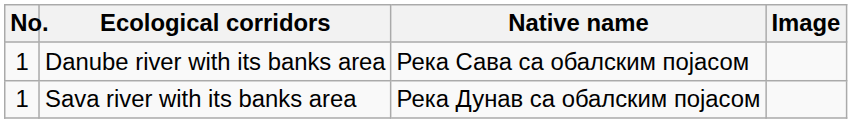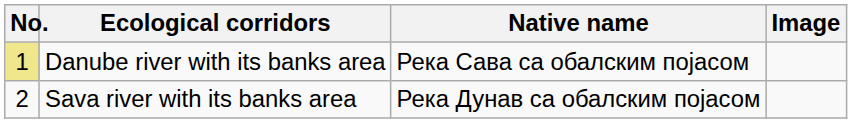(22, 61) no background -> (22, 61) khaki background
(22, 99) 1 -> (22, 99) 2
